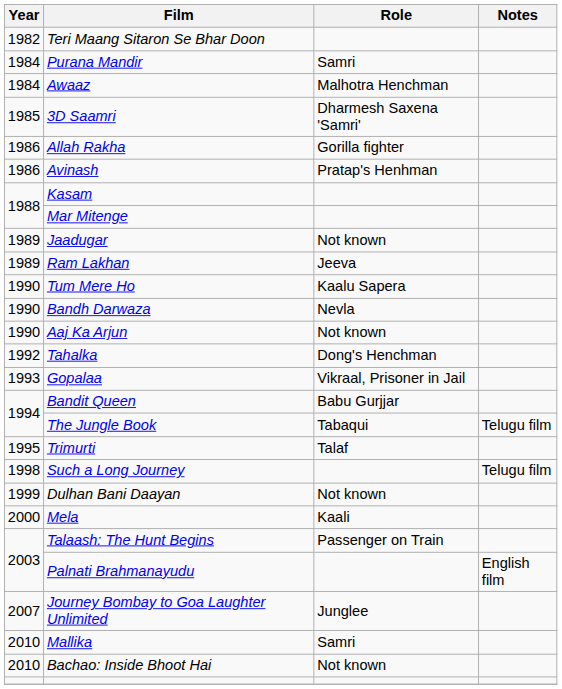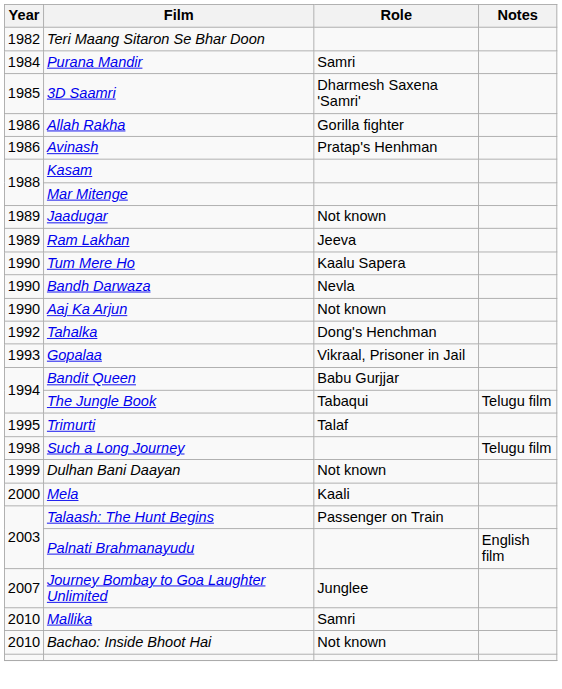- row: (24, 85)
